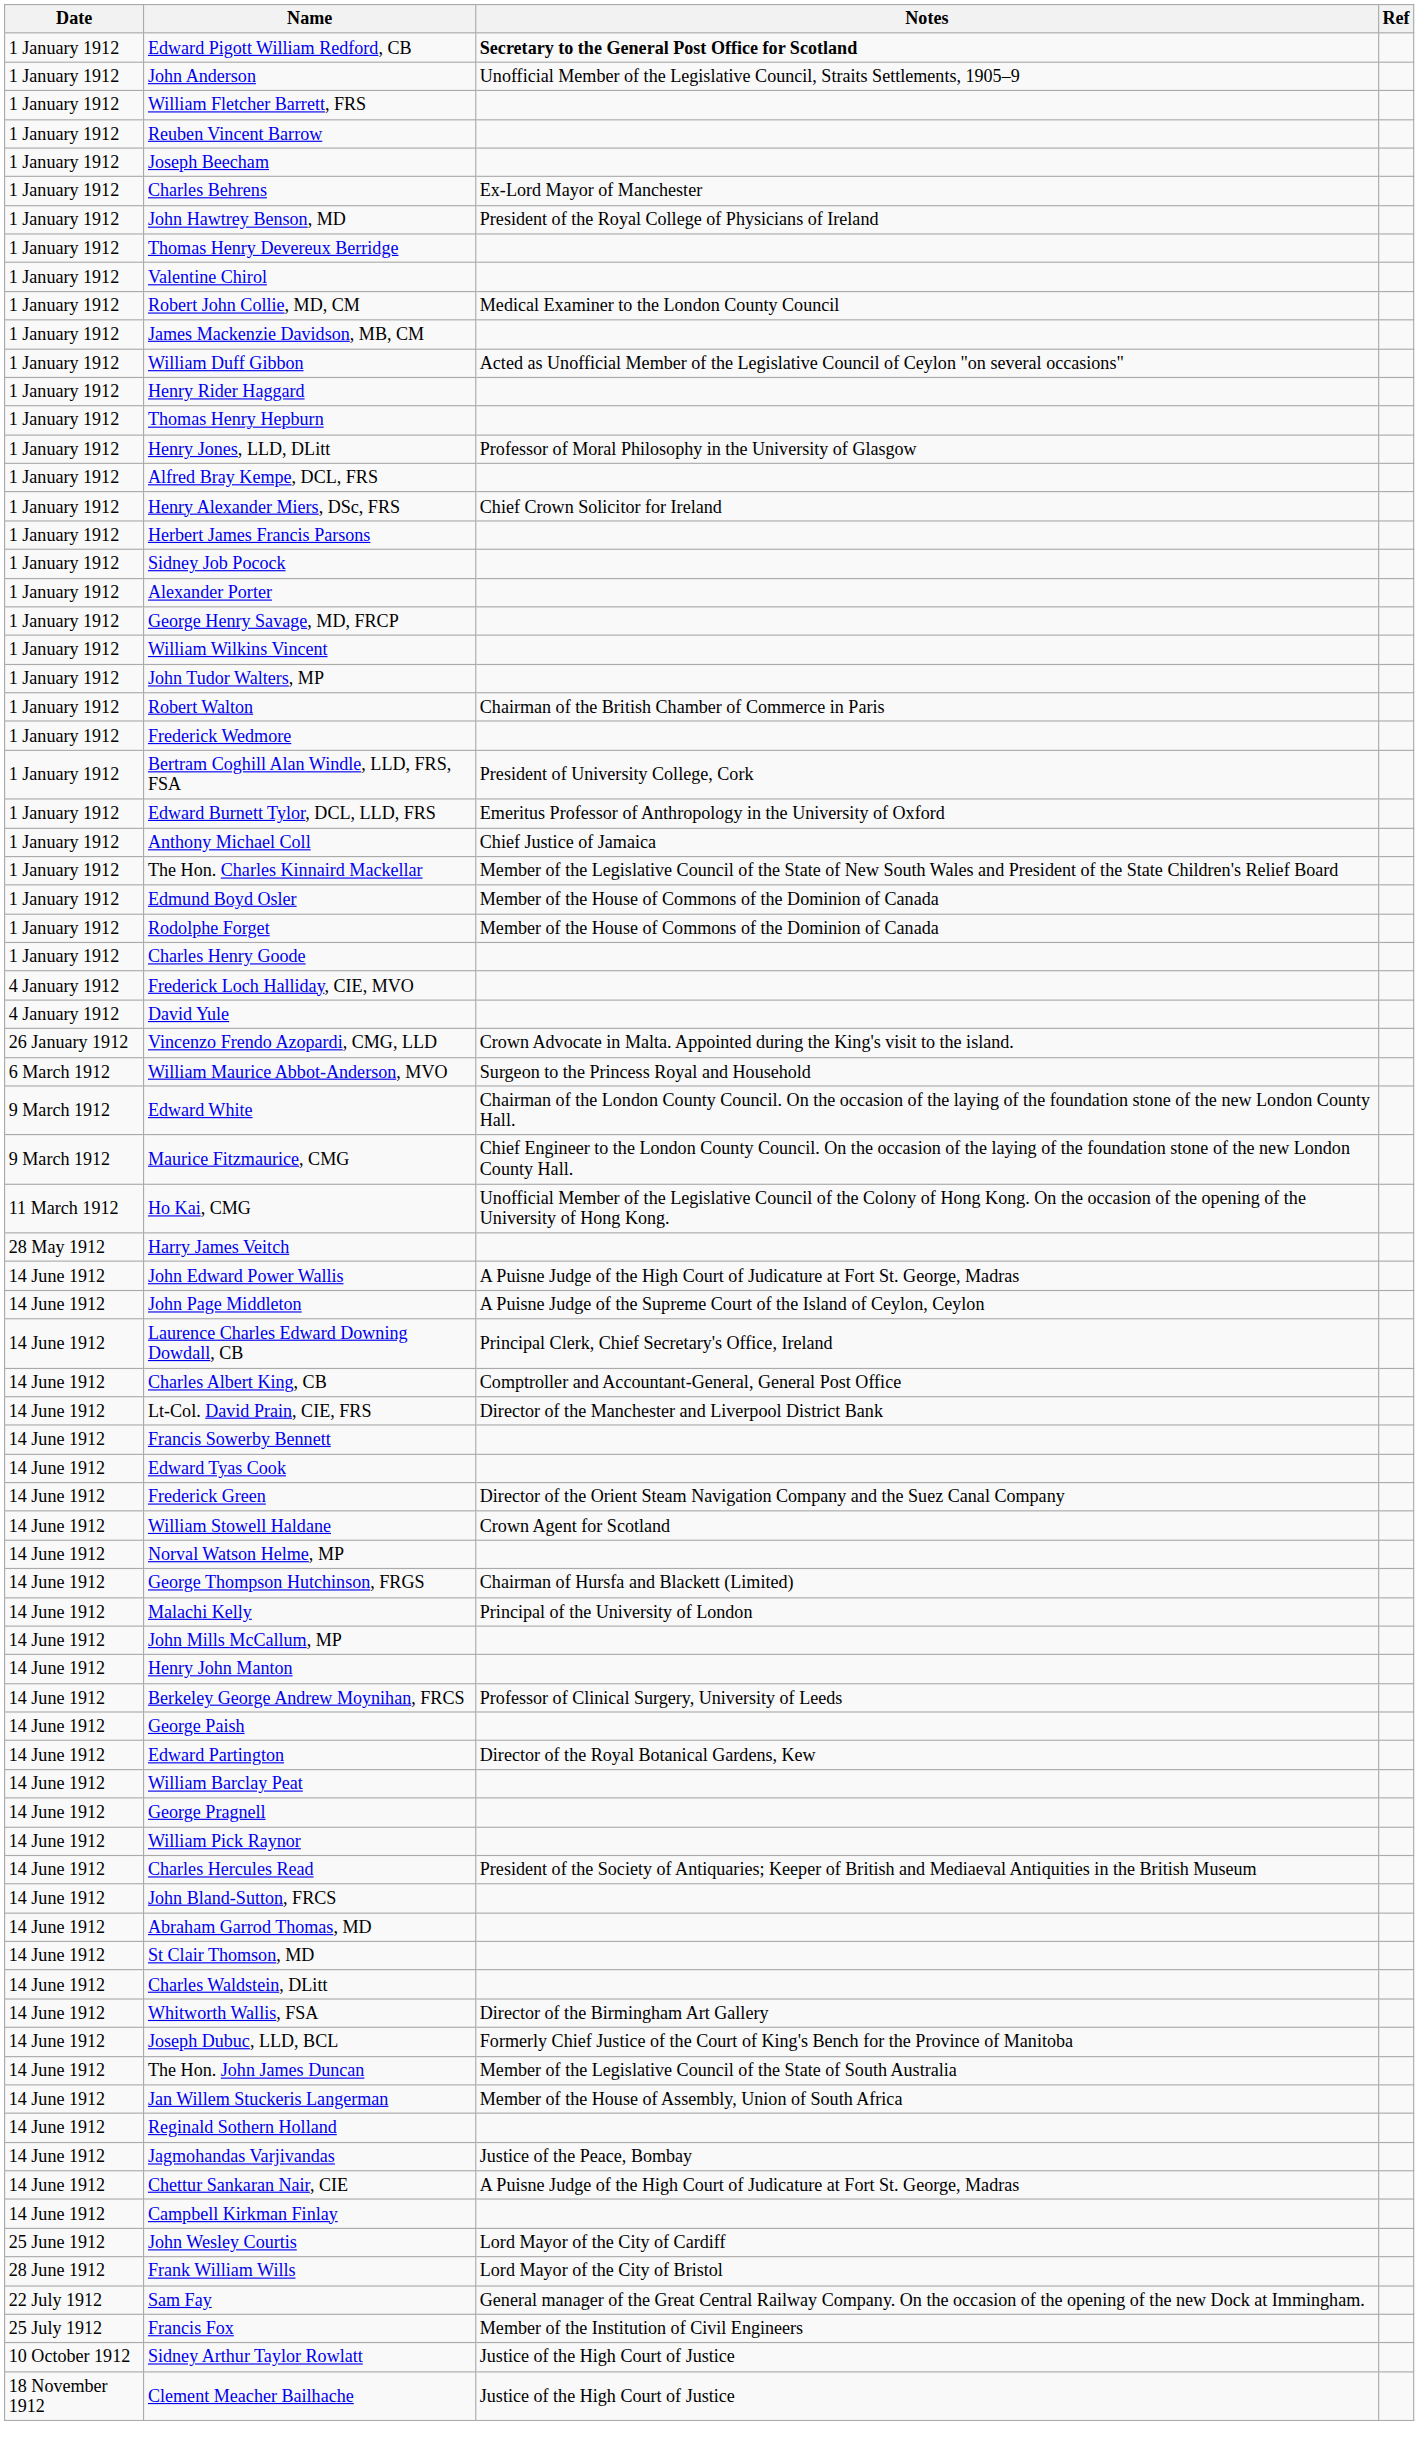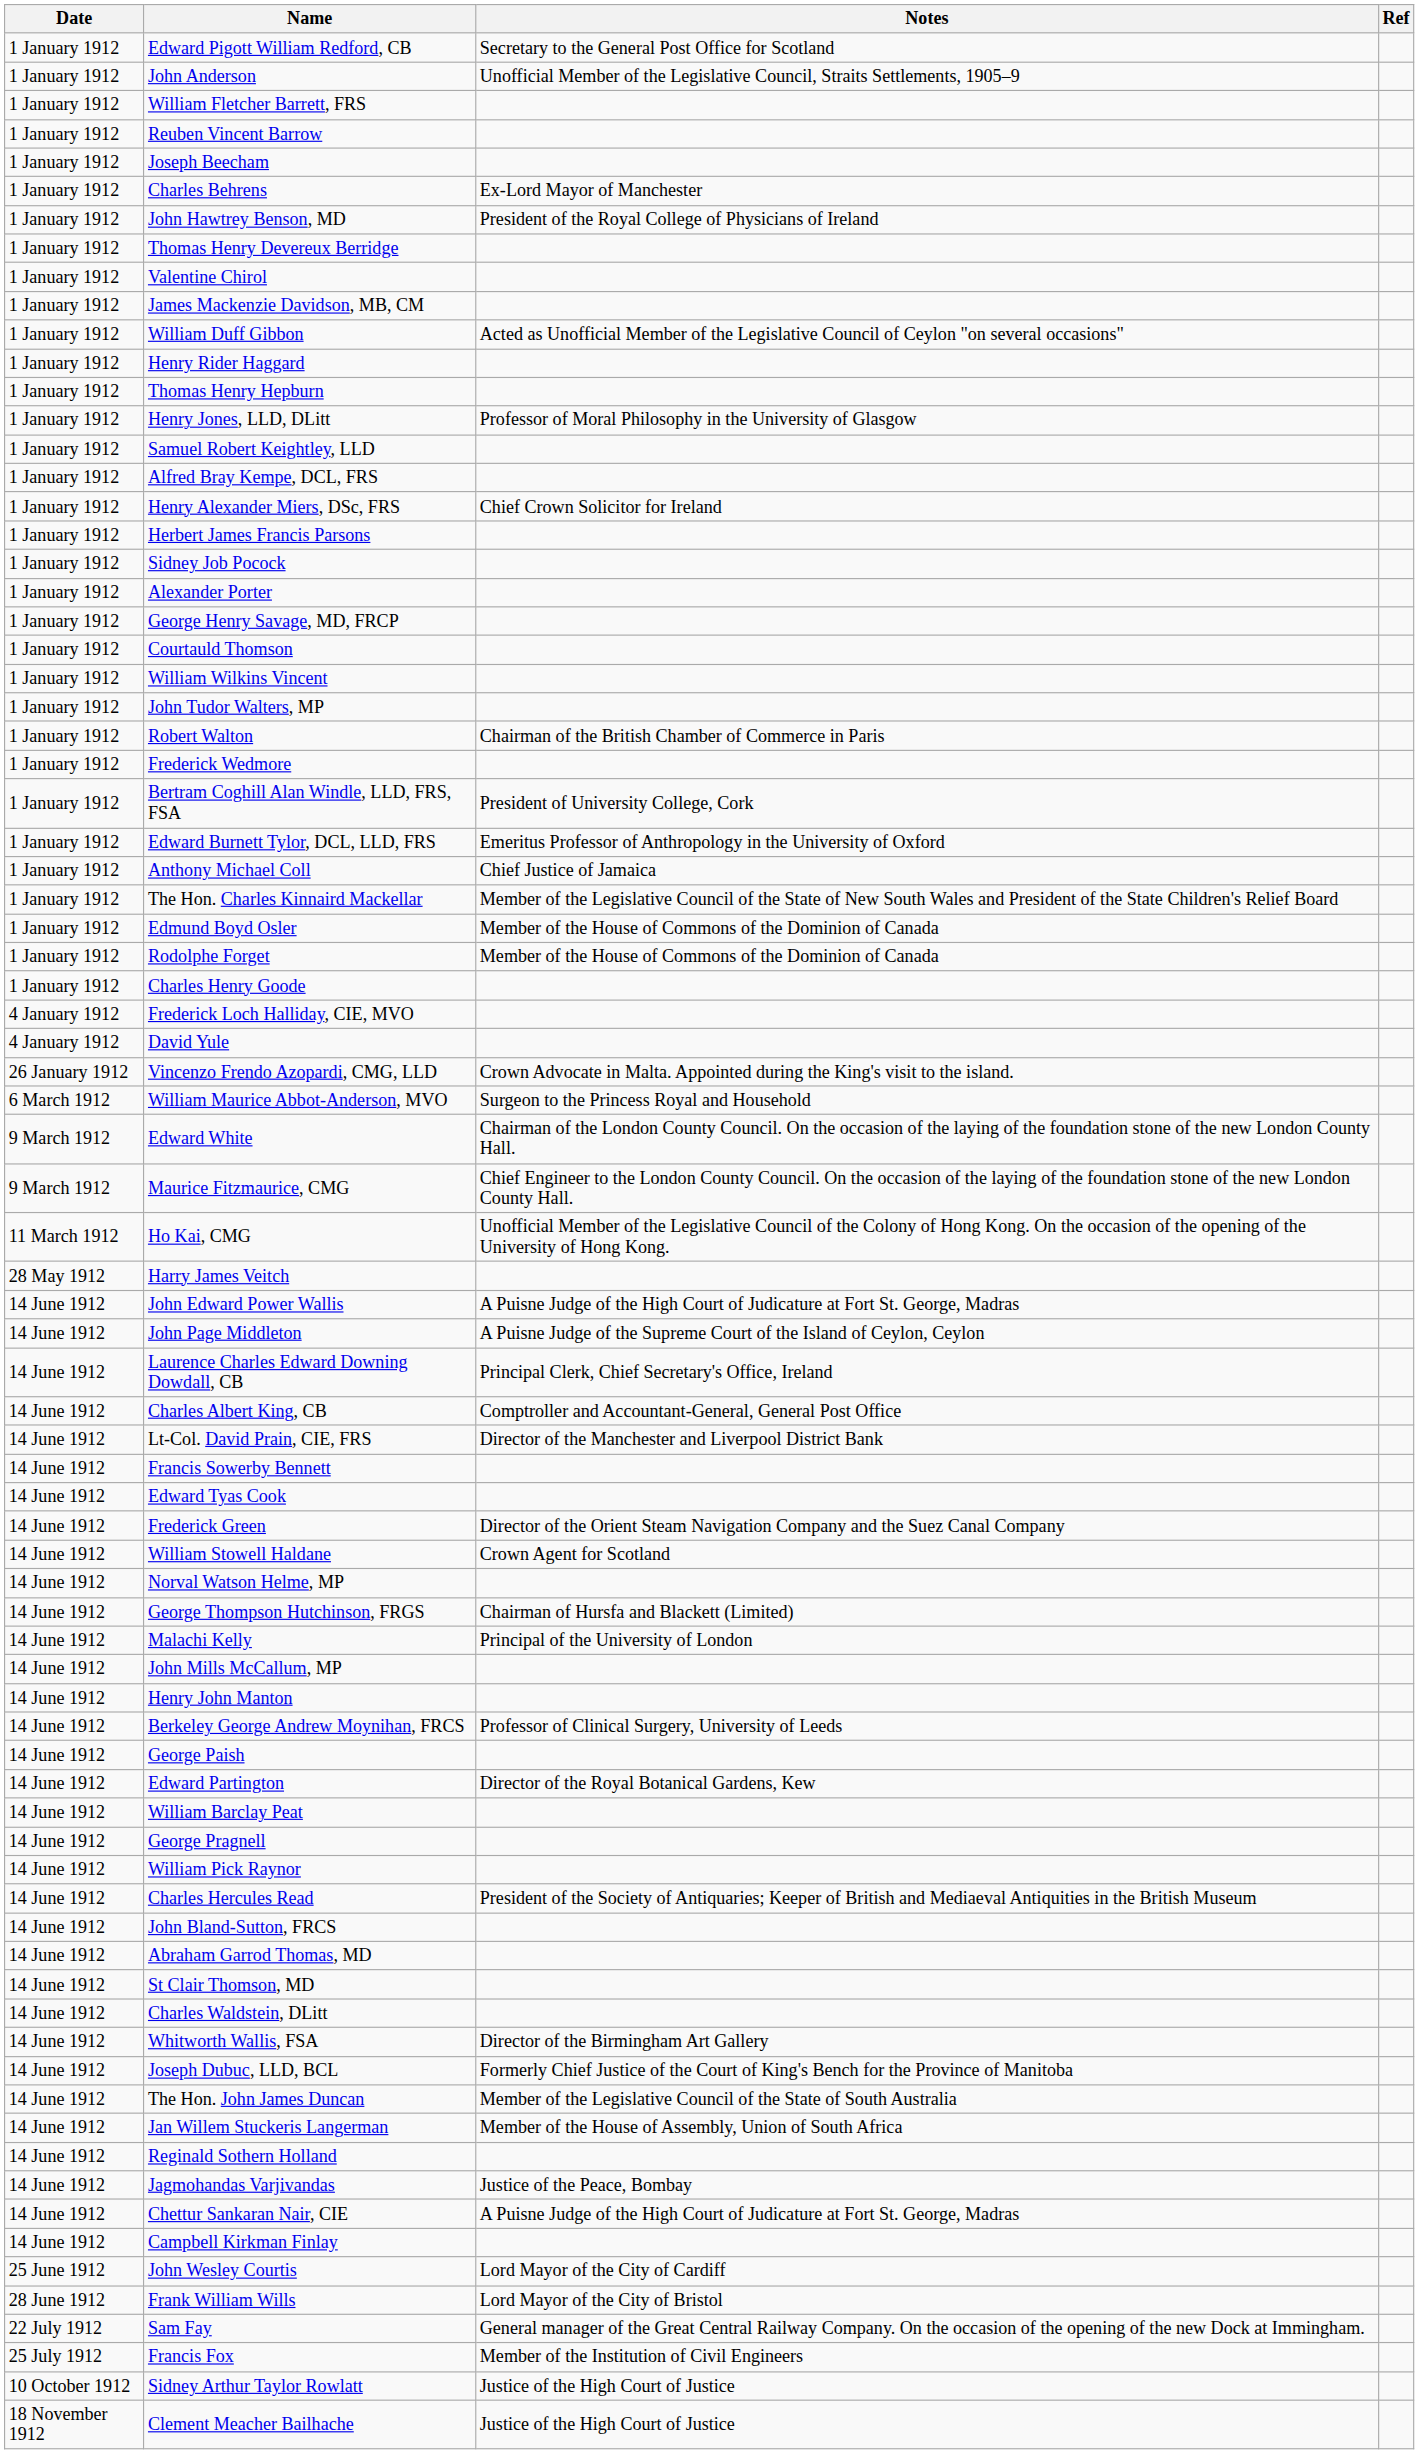(668, 47) bold -> (657, 47) normal
- row: (254, 305)
+ row: (261, 448)
+ row: (220, 649)
